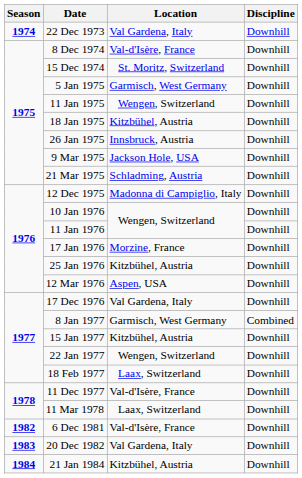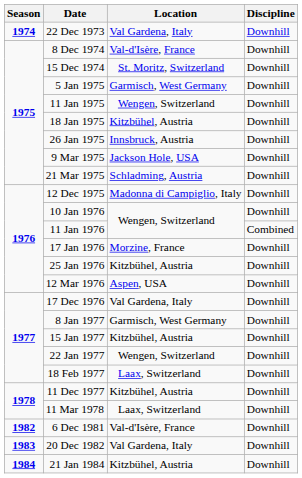(268, 229) Downhill -> (270, 229) Combined
(270, 319) Combined -> (268, 319) Downhill
(152, 391) Val-d'Isère, France -> (151, 391) Kitzbühel, Austria
